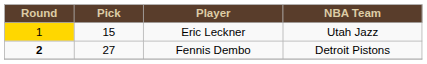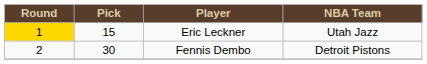(39, 50) bold -> (39, 50) normal
(109, 50) 27 -> (109, 50) 30
